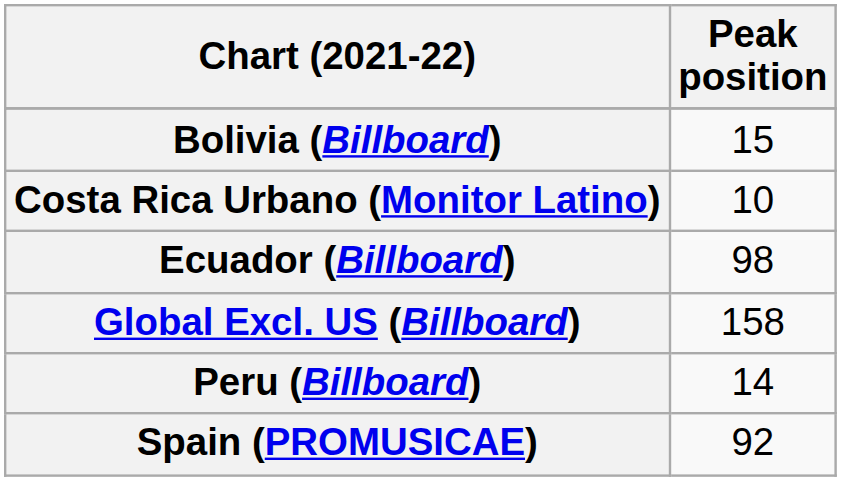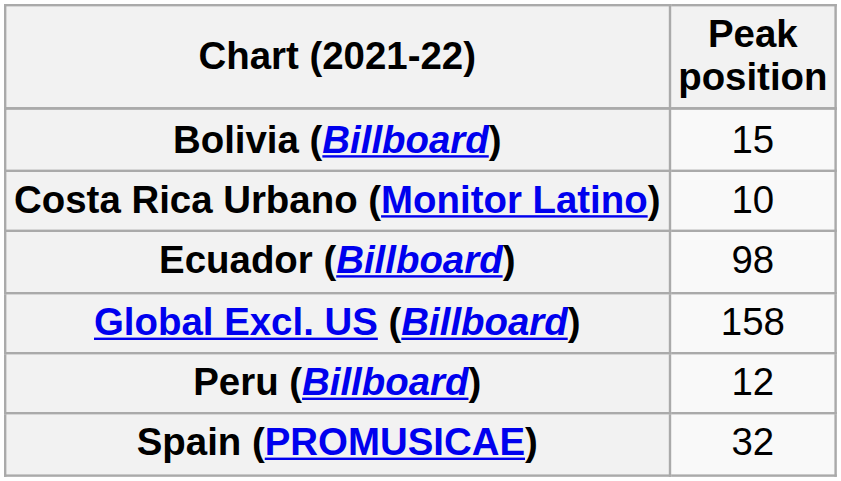(753, 382) 14 -> (753, 382) 12
(753, 443) 92 -> (753, 443) 32
